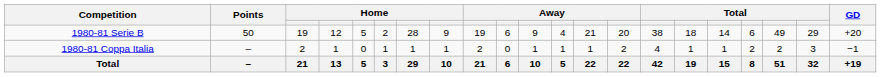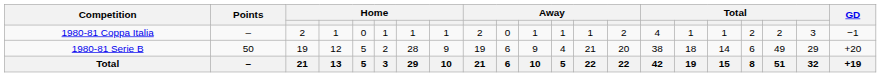rows swapped: (108, 33) <-> (108, 48)
